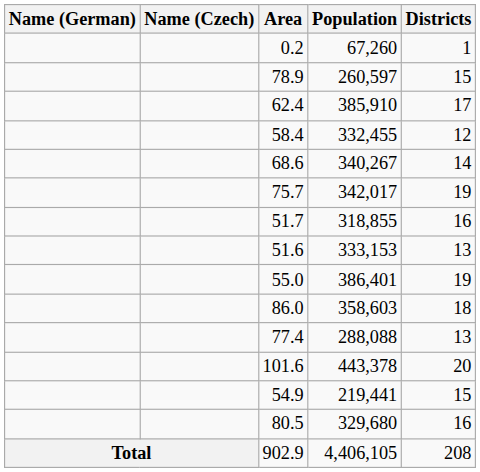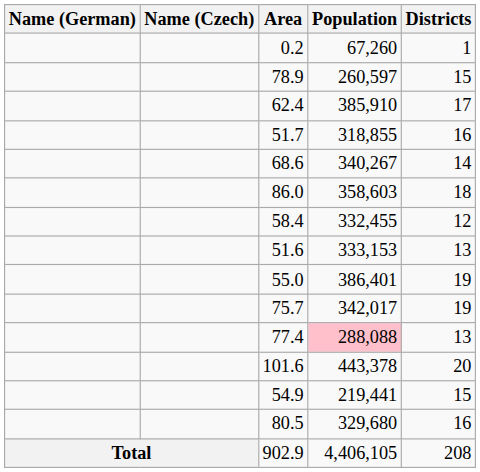rows swapped: (288, 134) <-> (288, 221)
rows swapped: (288, 192) <-> (288, 308)
(368, 337) no background -> (368, 337) pink background
